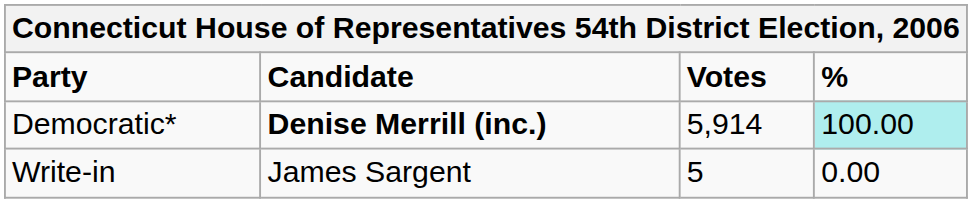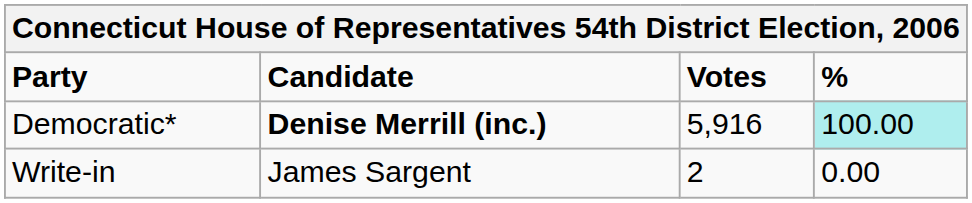(725, 124) 5,914 -> (725, 124) 5,916
(695, 172) 5 -> (695, 172) 2
